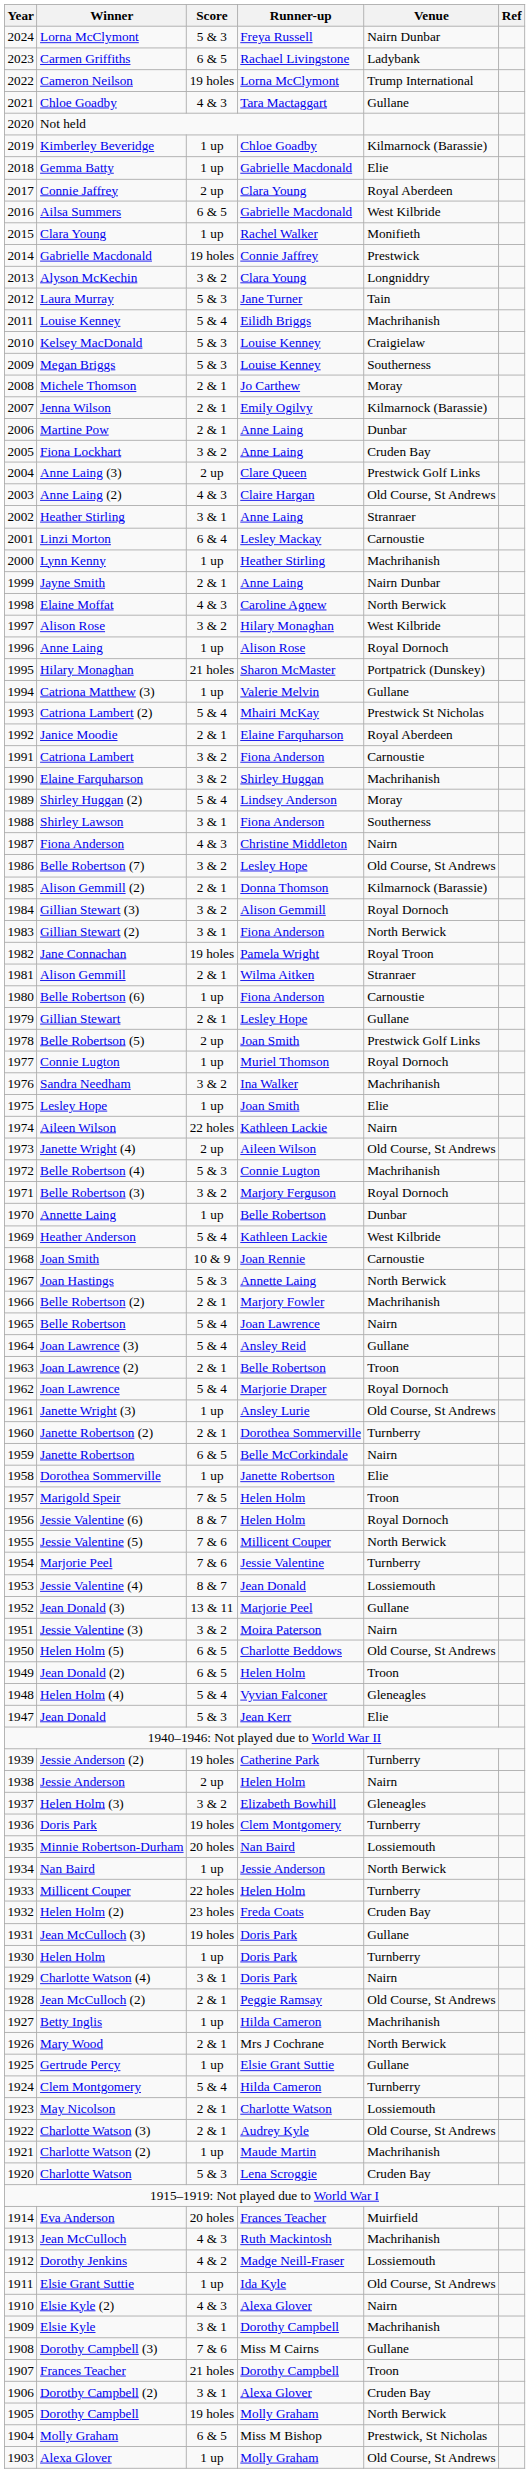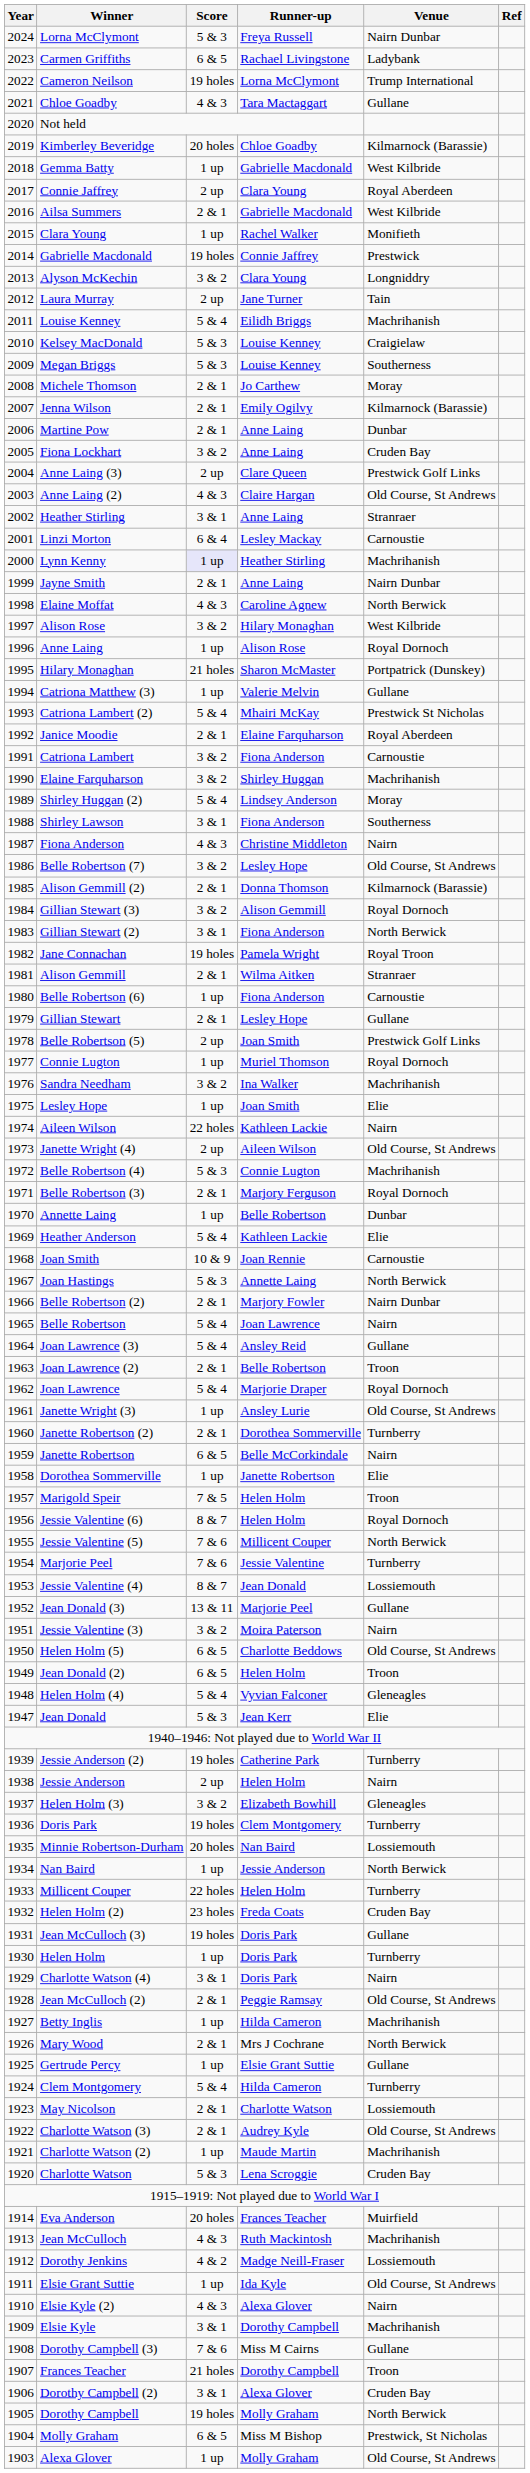(212, 146) 1 up -> (212, 146) 20 holes
(378, 168) Elie -> (404, 168) West Kilbride
(212, 211) 6 & 5 -> (212, 211) 2 & 1
(212, 299) 5 & 3 -> (212, 299) 2 up
(212, 560) no background -> (212, 560) lavender background
(212, 1193) 3 & 2 -> (212, 1193) 2 & 1
(404, 1236) West Kilbride -> (378, 1236) Elie
(403, 1302) Machrihanish -> (404, 1302) Nairn Dunbar
